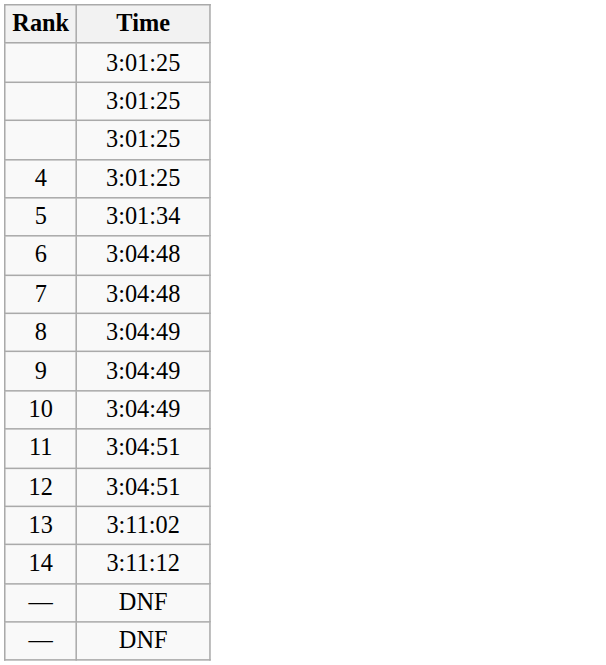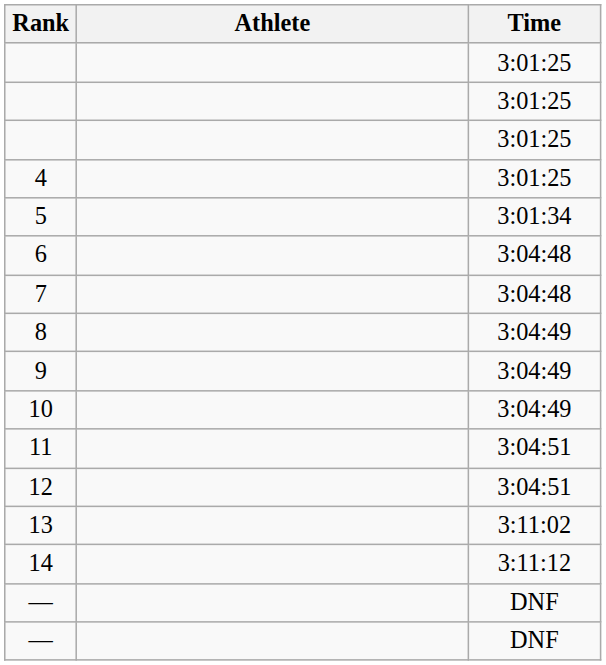+ column: (272, 23)
